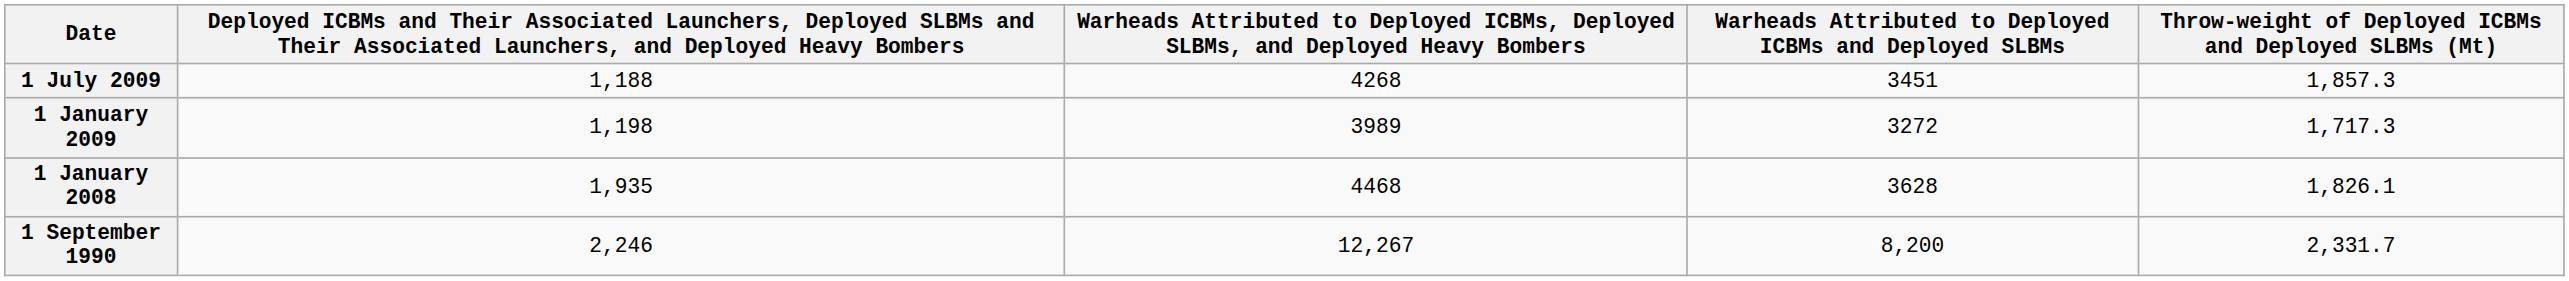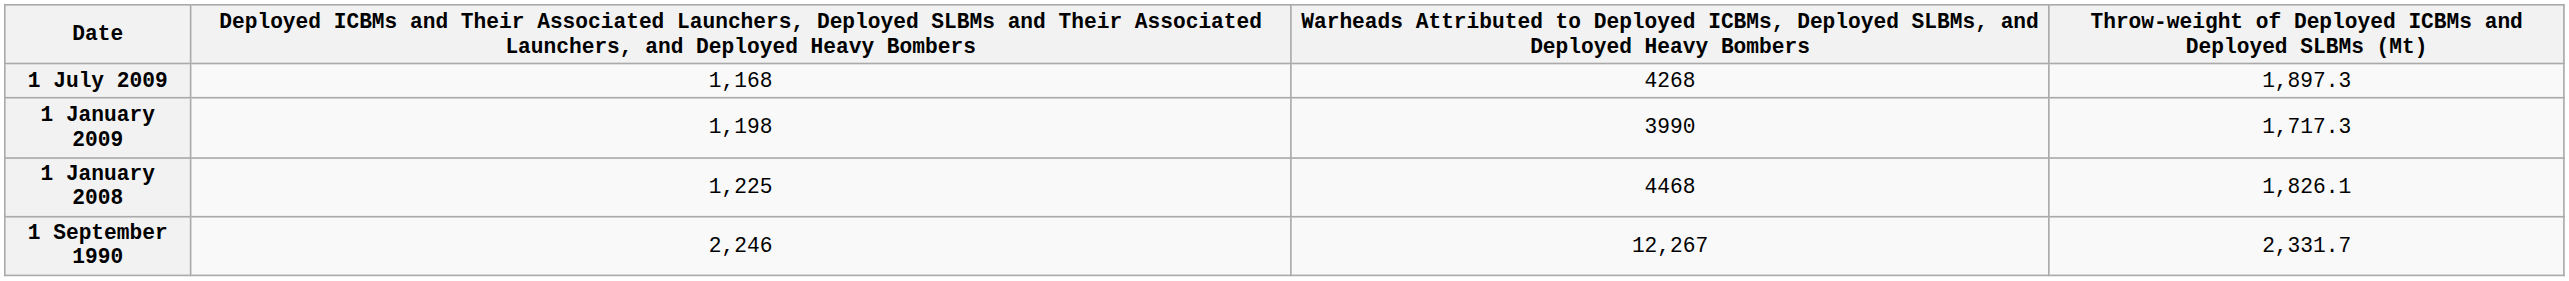- column: (1912, 34)
(621, 81) 1,188 -> (741, 81) 1,168
(2351, 81) 1,857.3 -> (2307, 81) 1,897.3
(1376, 128) 3989 -> (1670, 128) 3990
(621, 187) 1,935 -> (741, 187) 1,225
